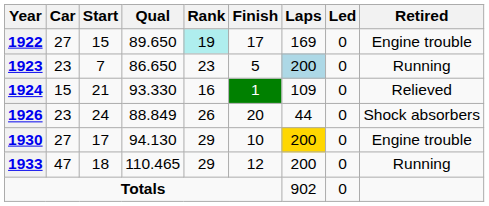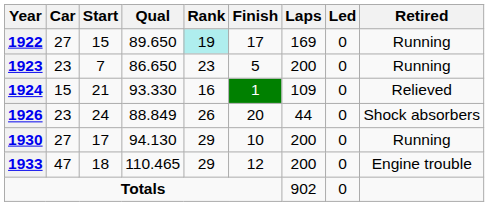(422, 41) Engine trouble -> (422, 41) Running
(303, 66) lightblue background -> (303, 66) no background
(303, 139) gold background -> (303, 139) no background
(422, 139) Engine trouble -> (422, 139) Running
(422, 164) Running -> (422, 164) Engine trouble
